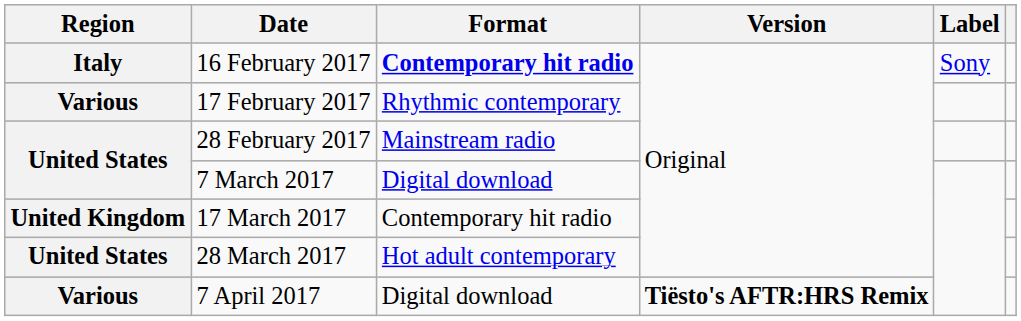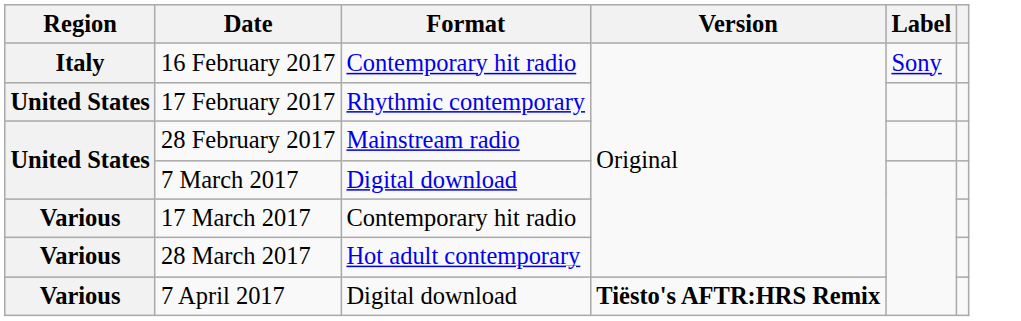(508, 62) bold -> (461, 62) normal
(98, 101) Various -> (80, 101) United States
(98, 218) United Kingdom -> (80, 218) Various
(98, 256) United States -> (80, 256) Various
